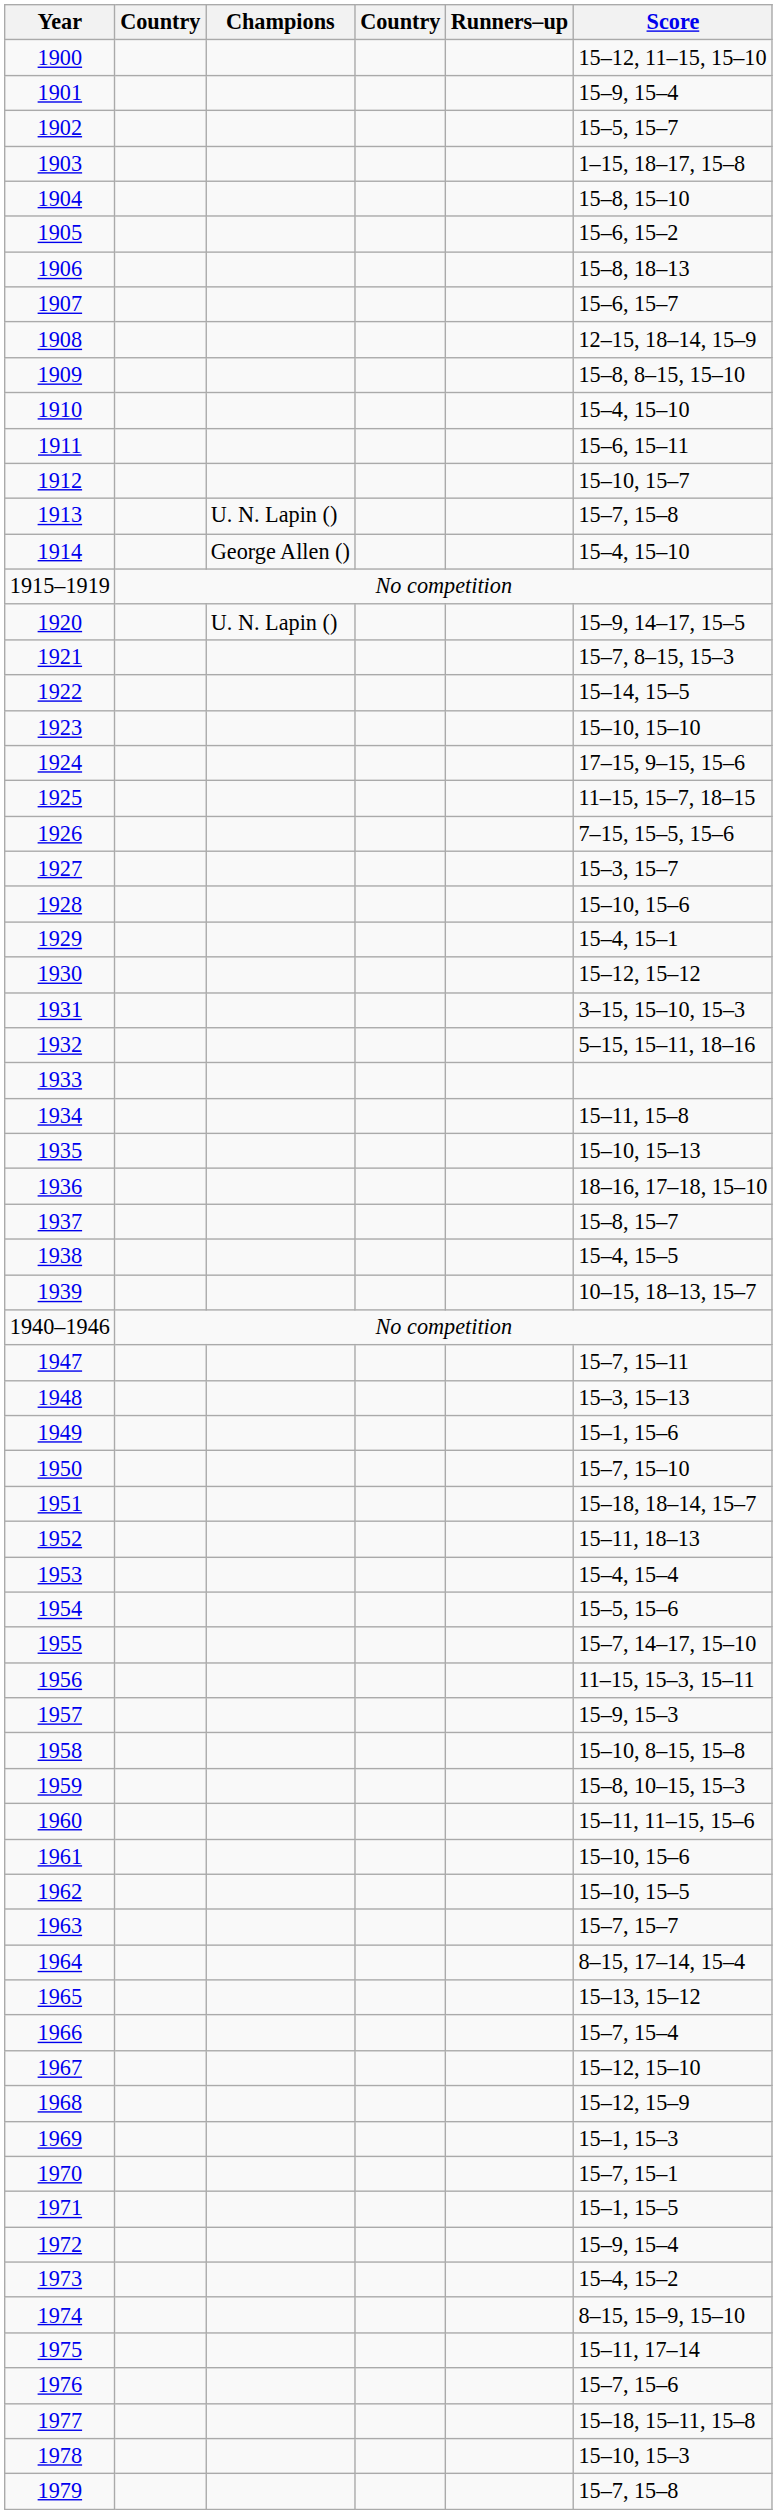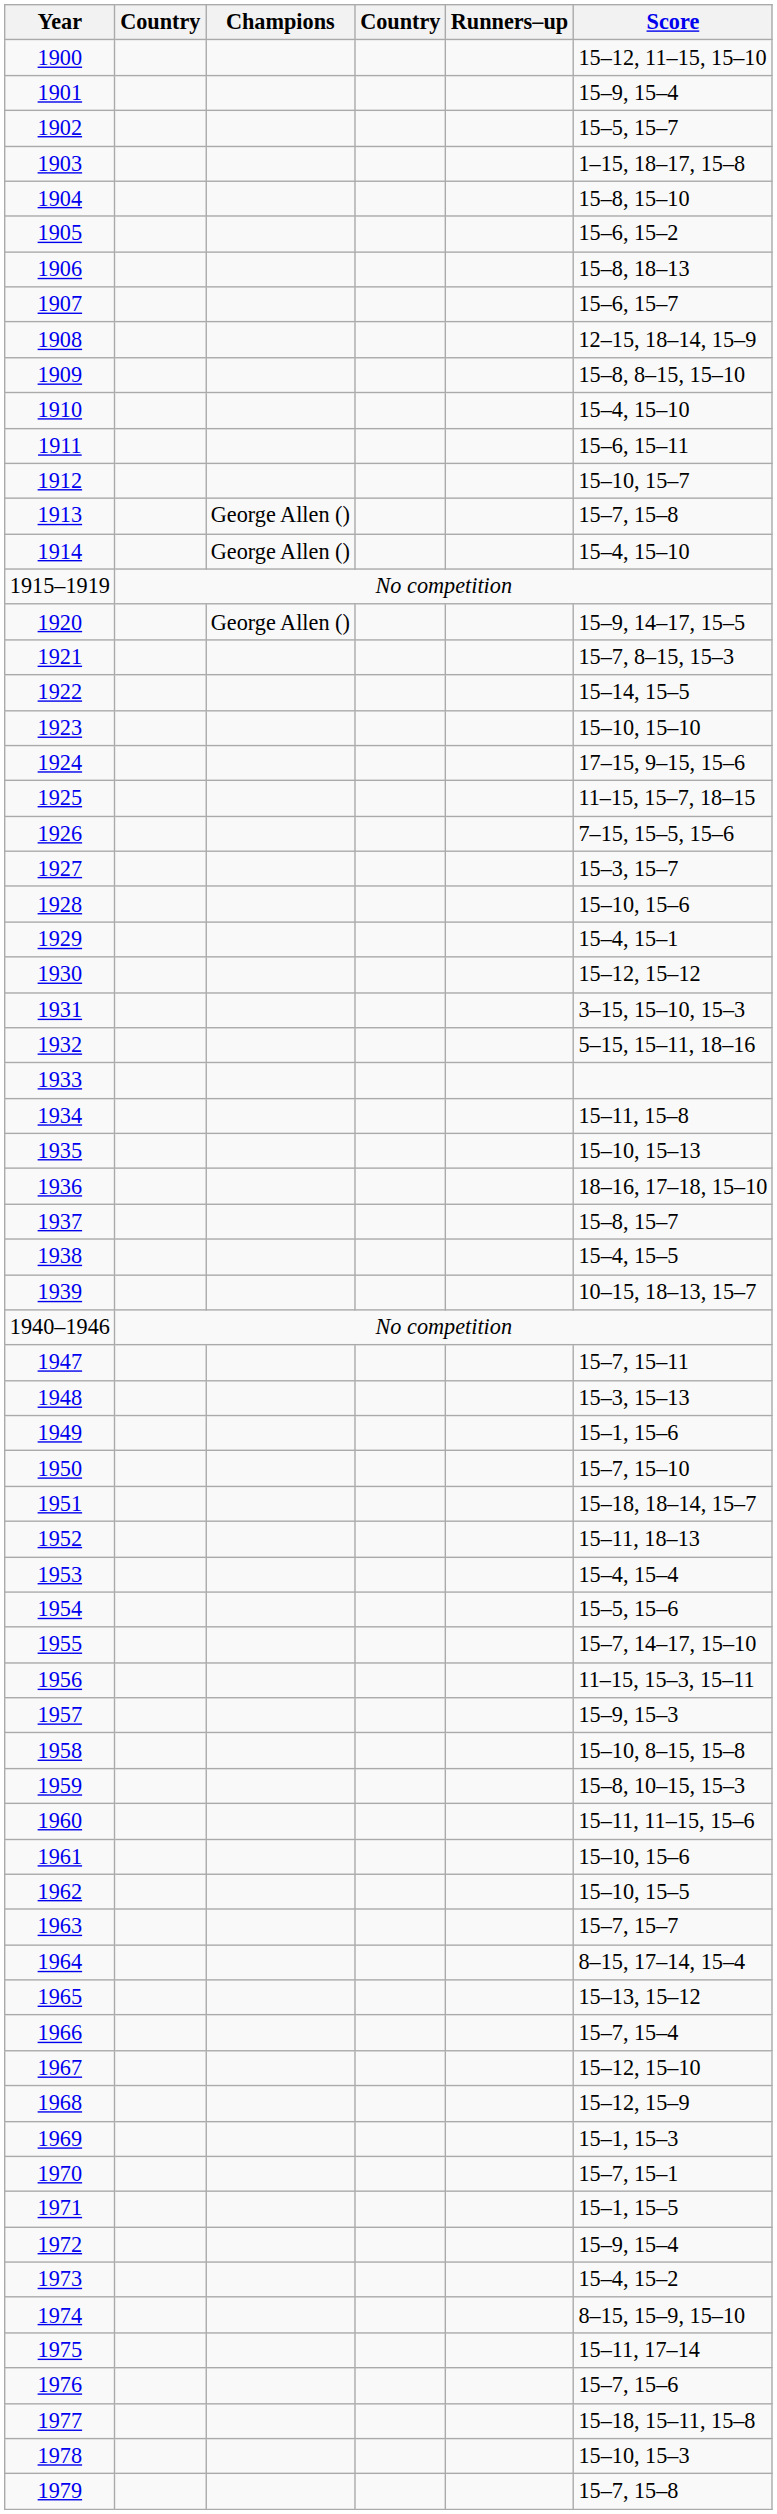(274, 515) U. N. Lapin () -> (280, 515) George Allen ()
(274, 621) U. N. Lapin () -> (280, 621) George Allen ()
